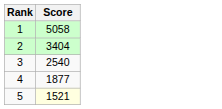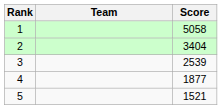+ column: (104, 12)
(58, 63) 2540 -> (195, 63) 2539
(58, 96) lightyellow background -> (195, 96) no background
